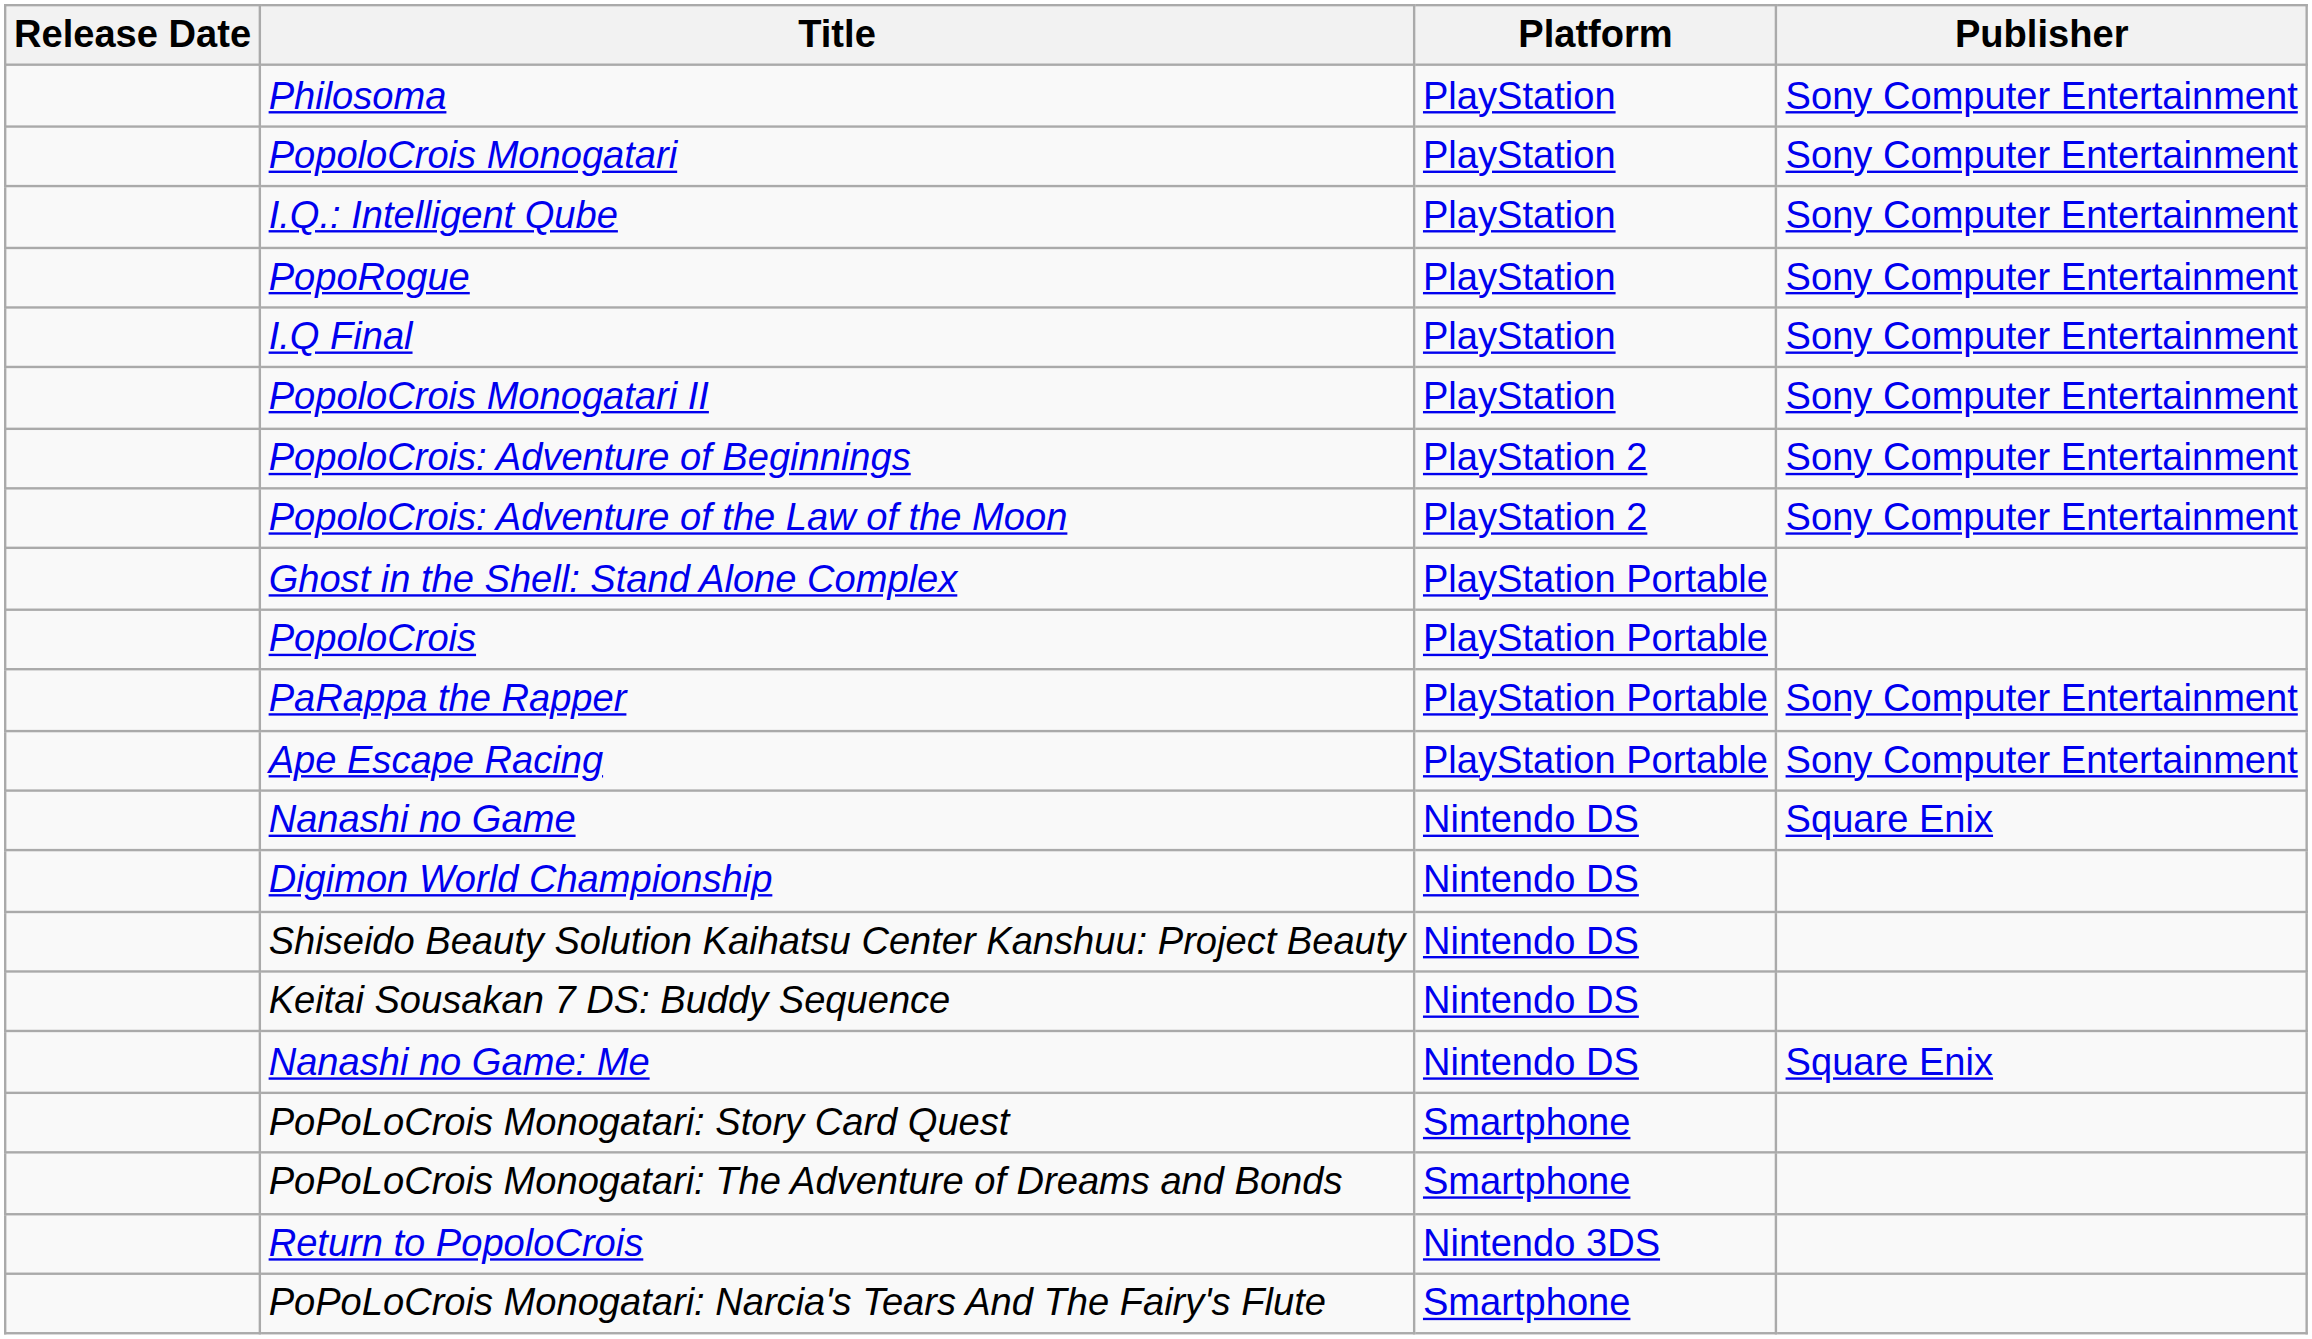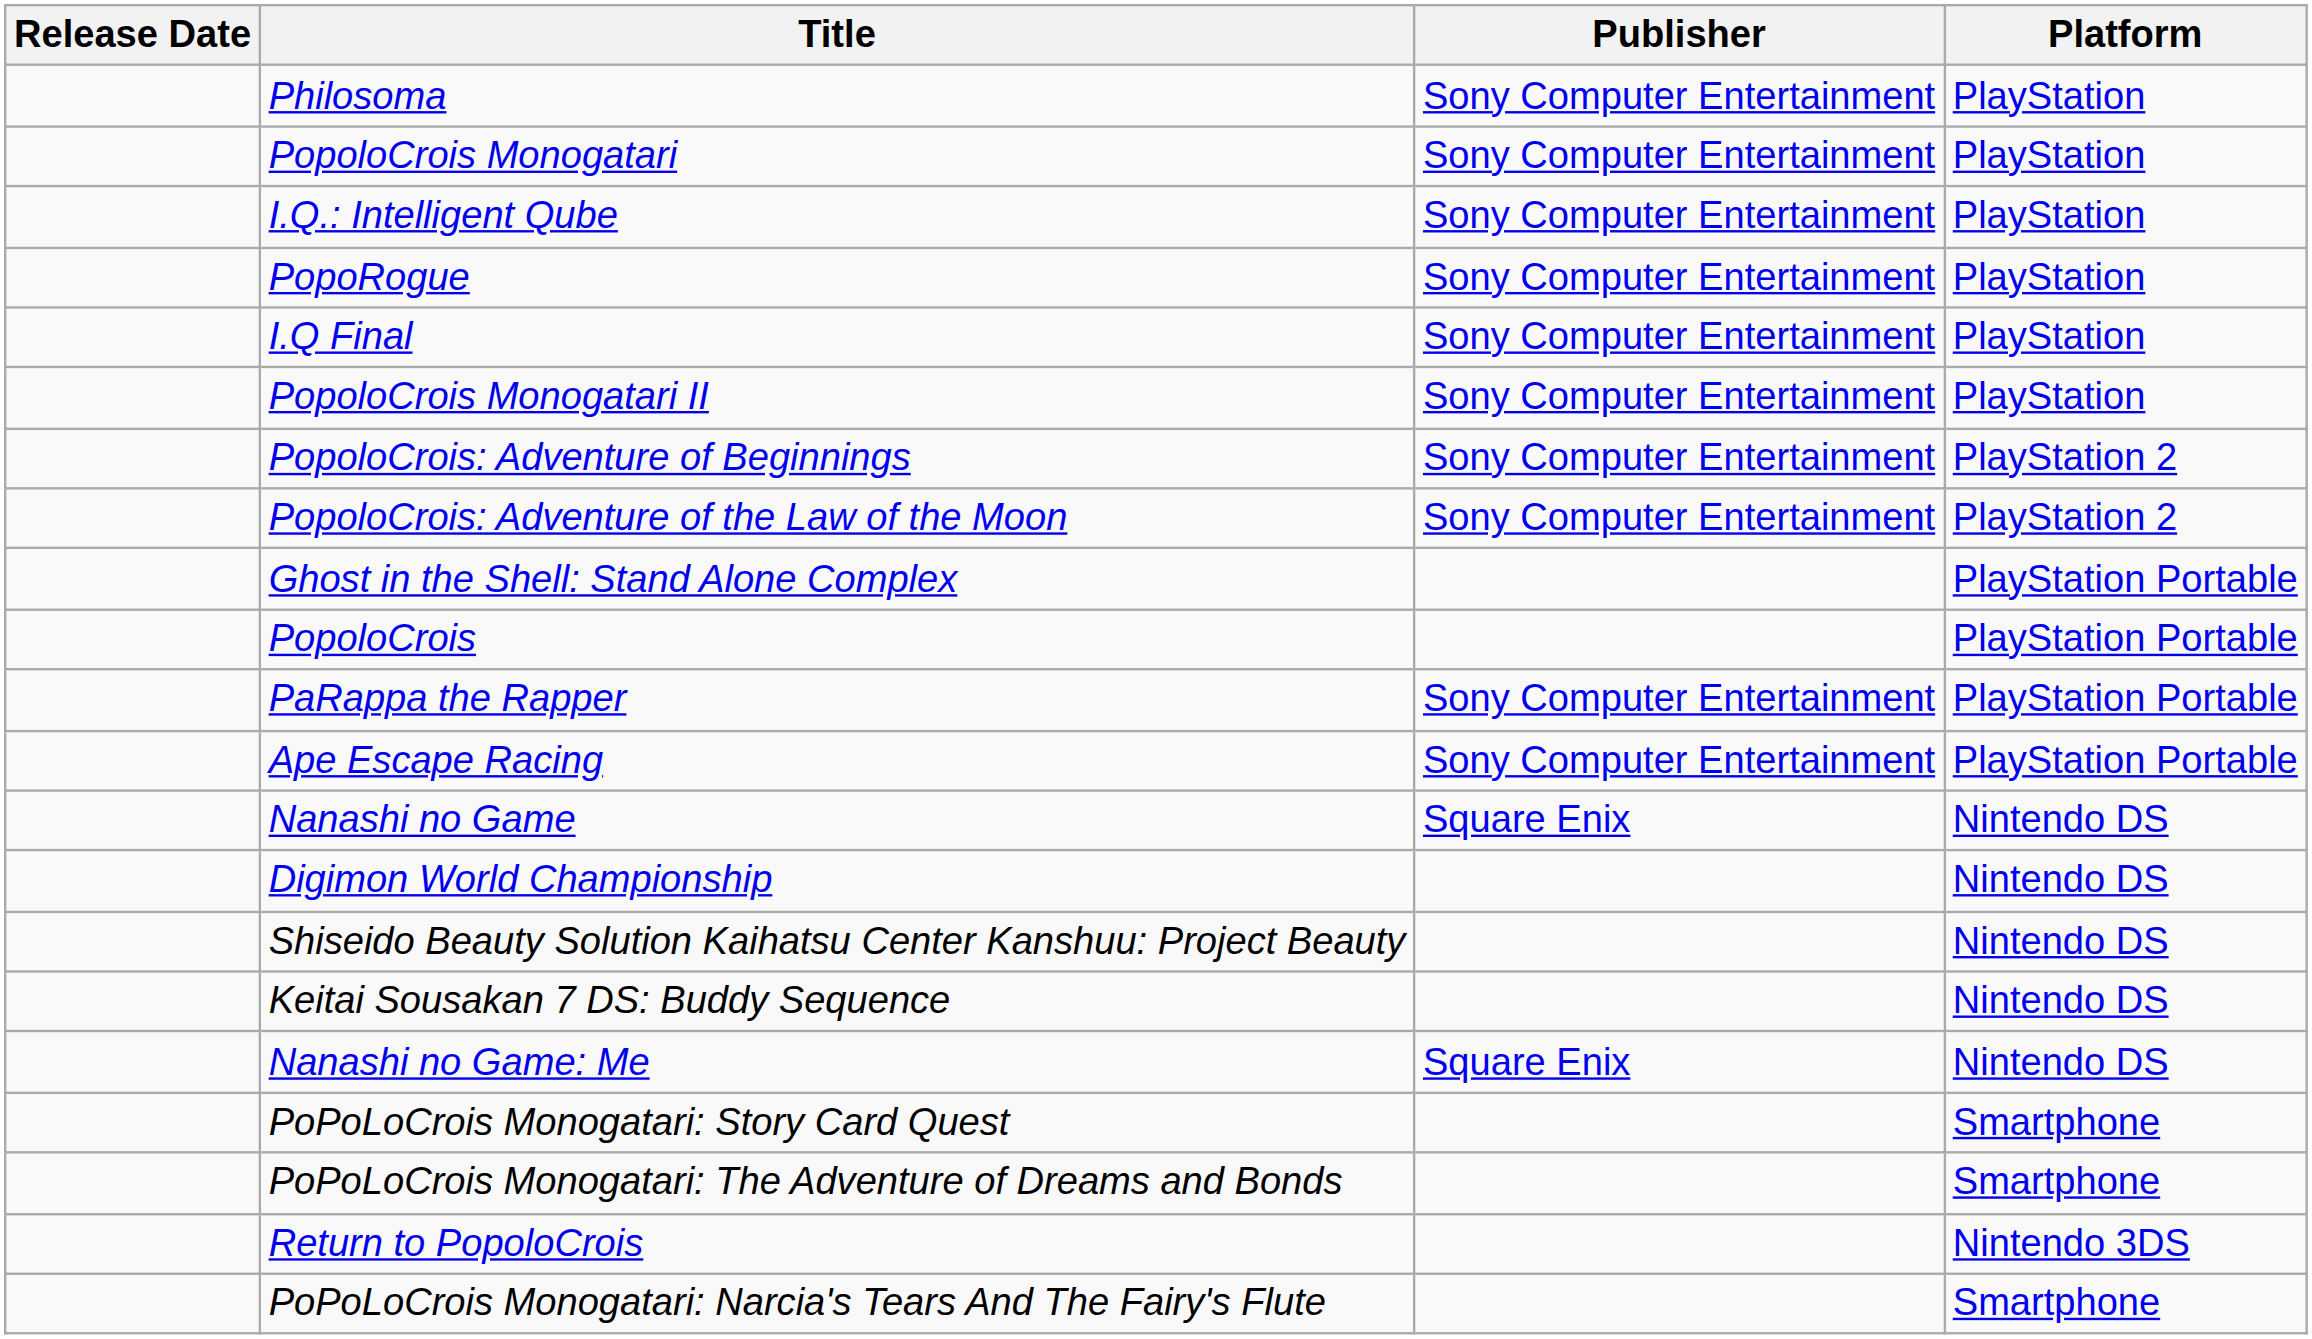columns swapped: (1595, 34) <-> (2042, 34)
